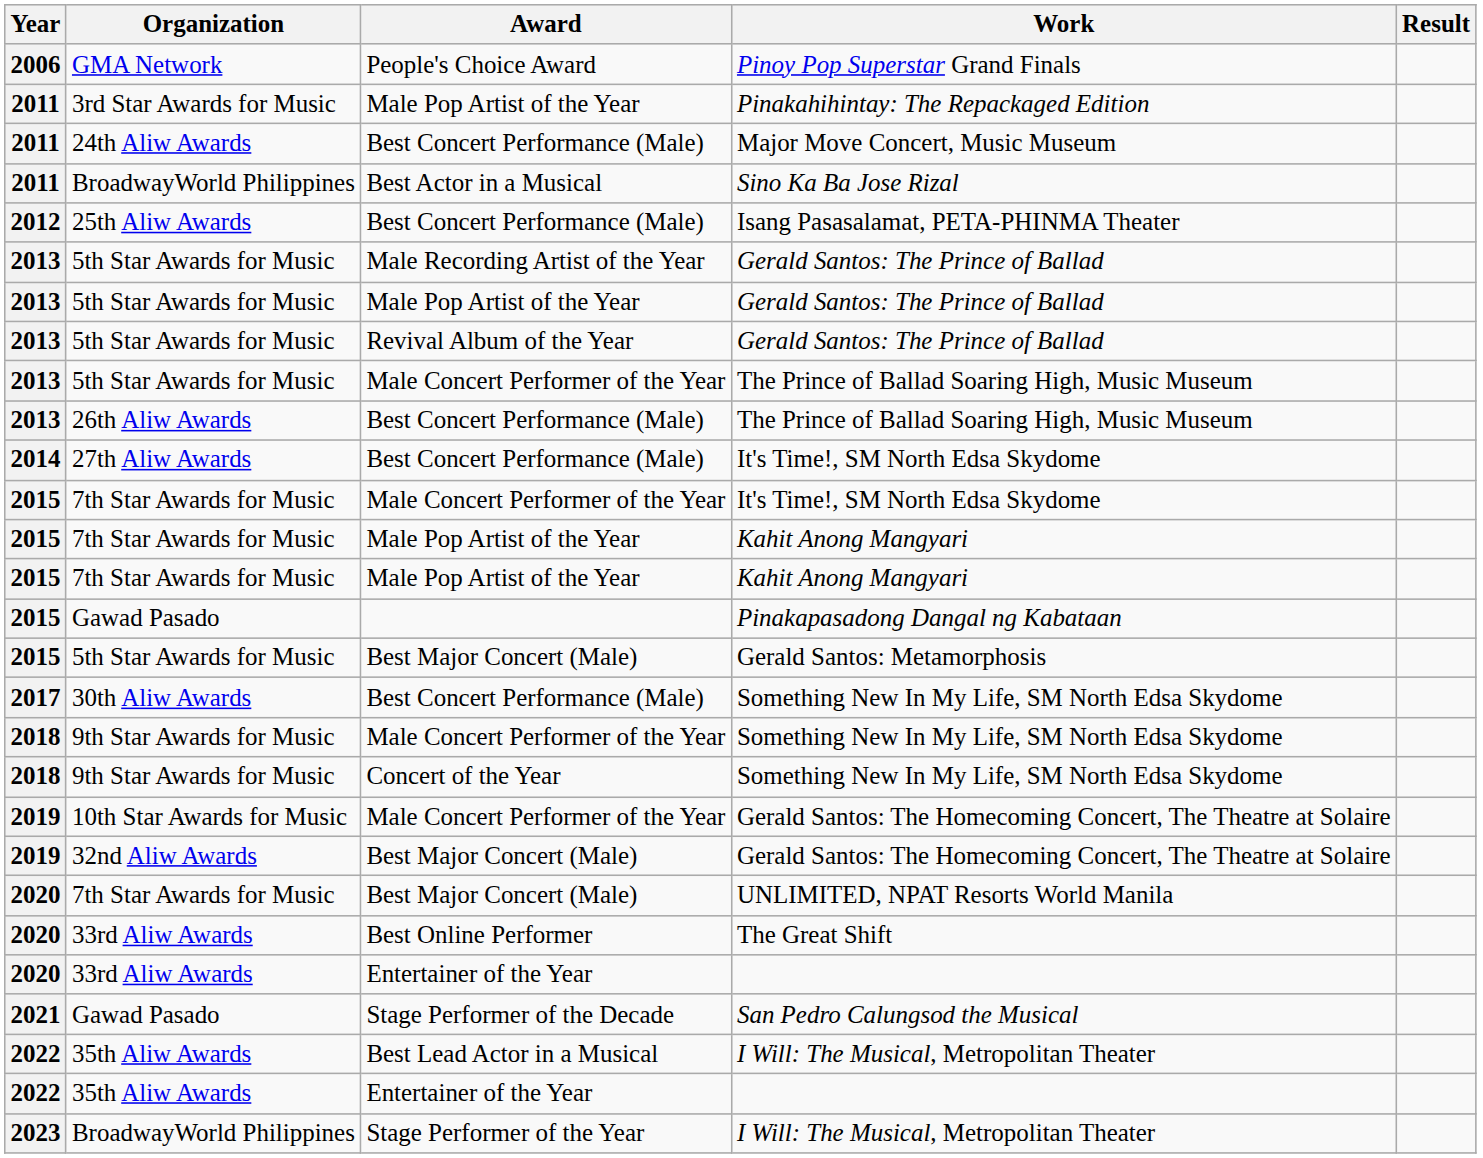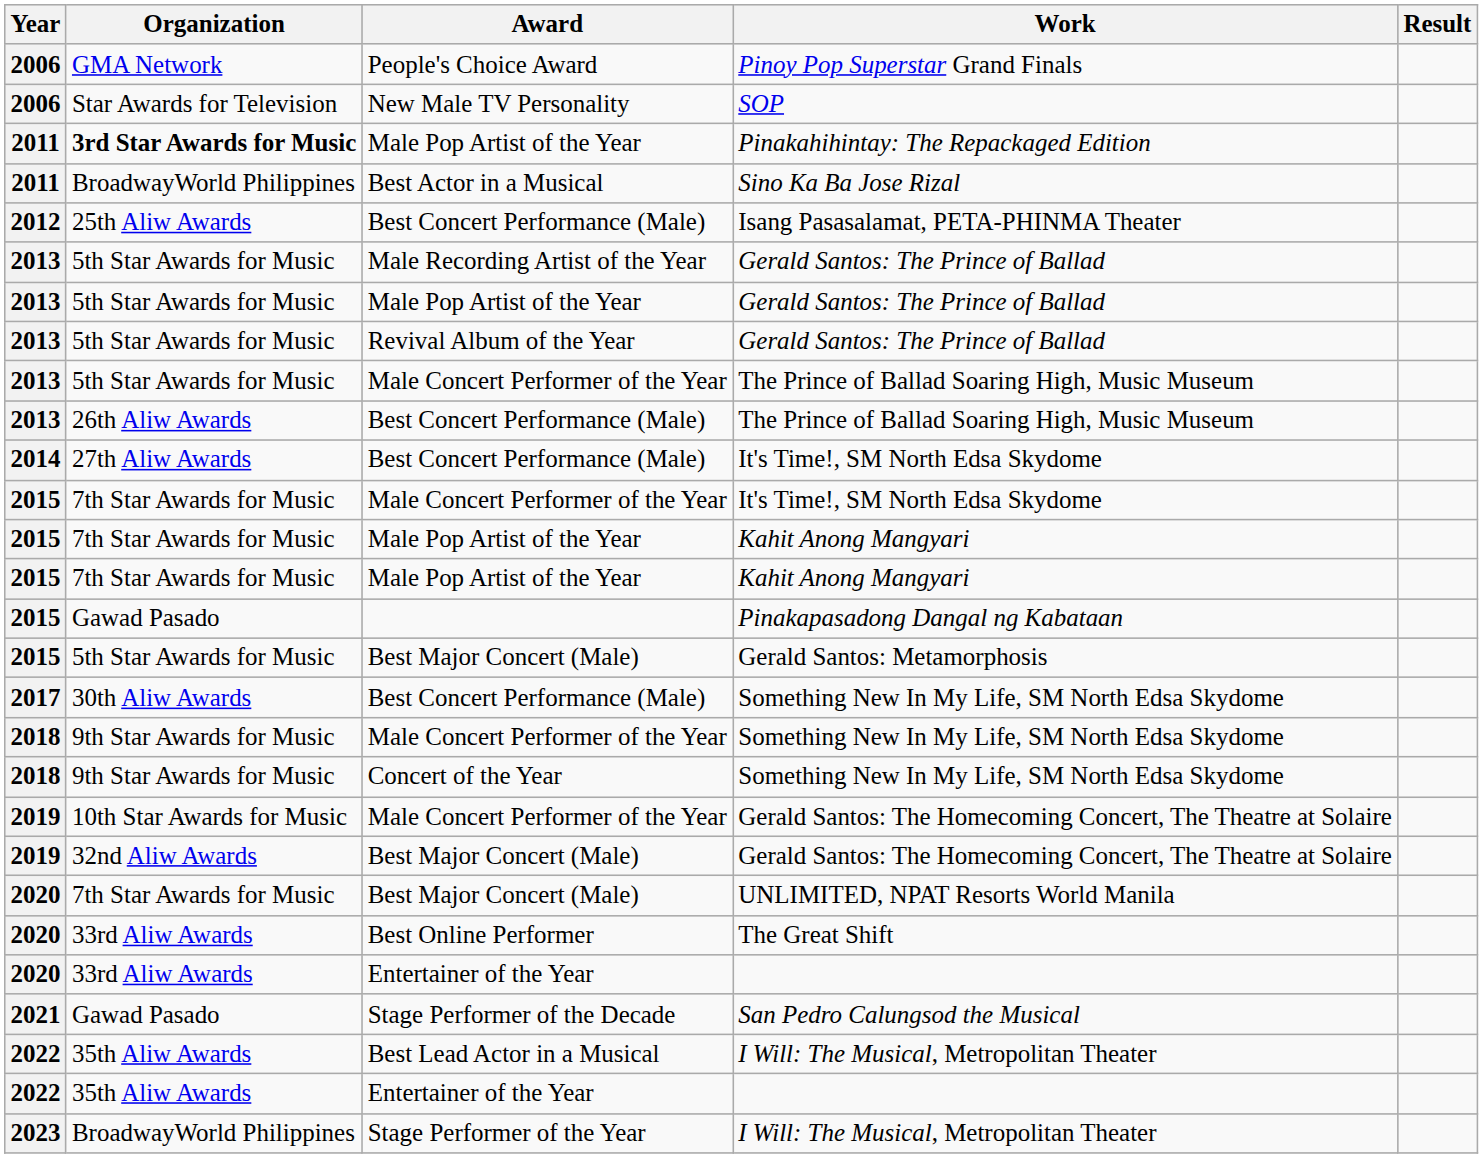+ row: (499, 103)
(204, 103) normal -> (214, 143) bold
- row: (535, 143)
